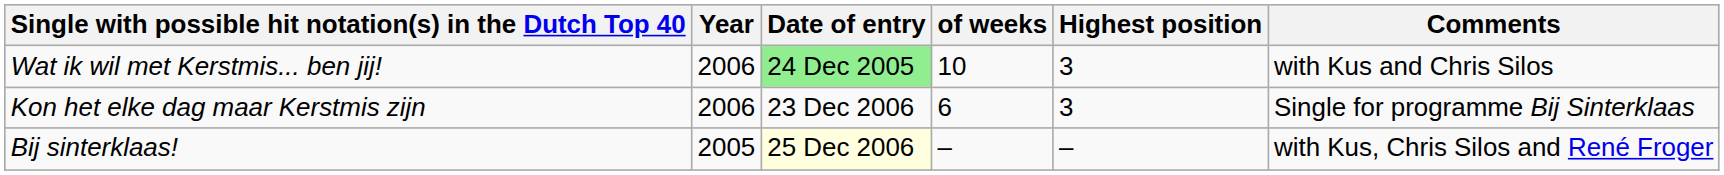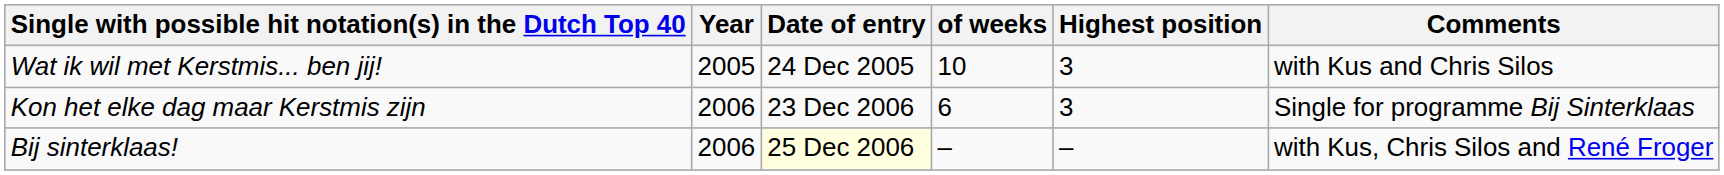(726, 66) 2006 -> (726, 66) 2005
(841, 66) lightgreen background -> (841, 66) no background
(726, 148) 2005 -> (726, 148) 2006
